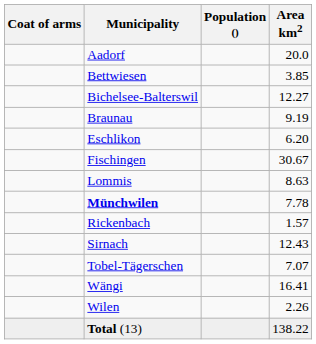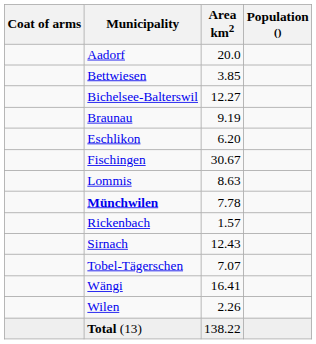columns swapped: (235, 24) <-> (290, 24)
